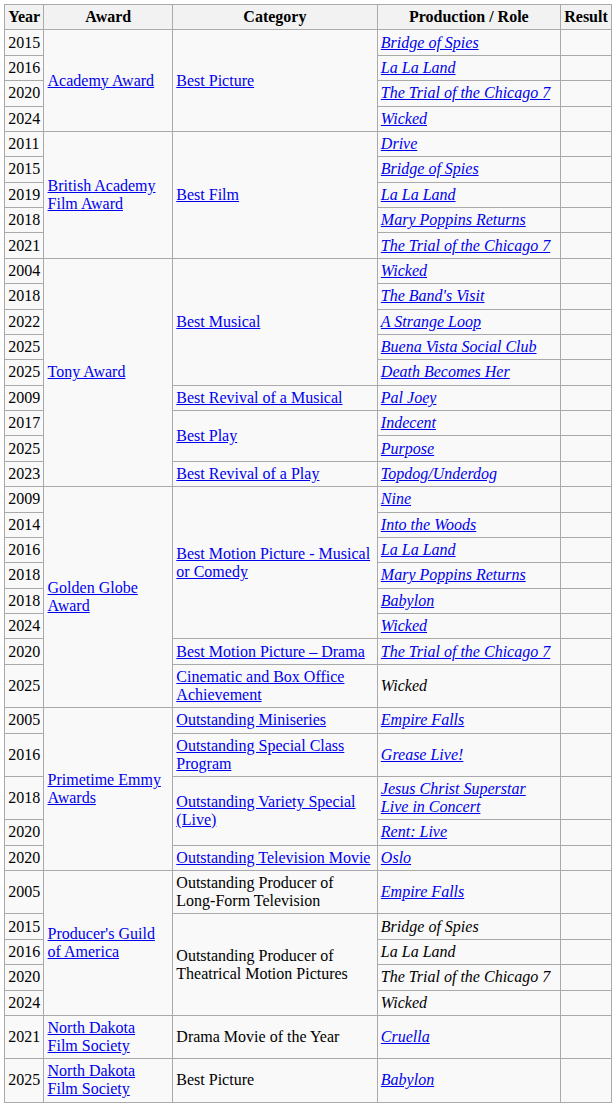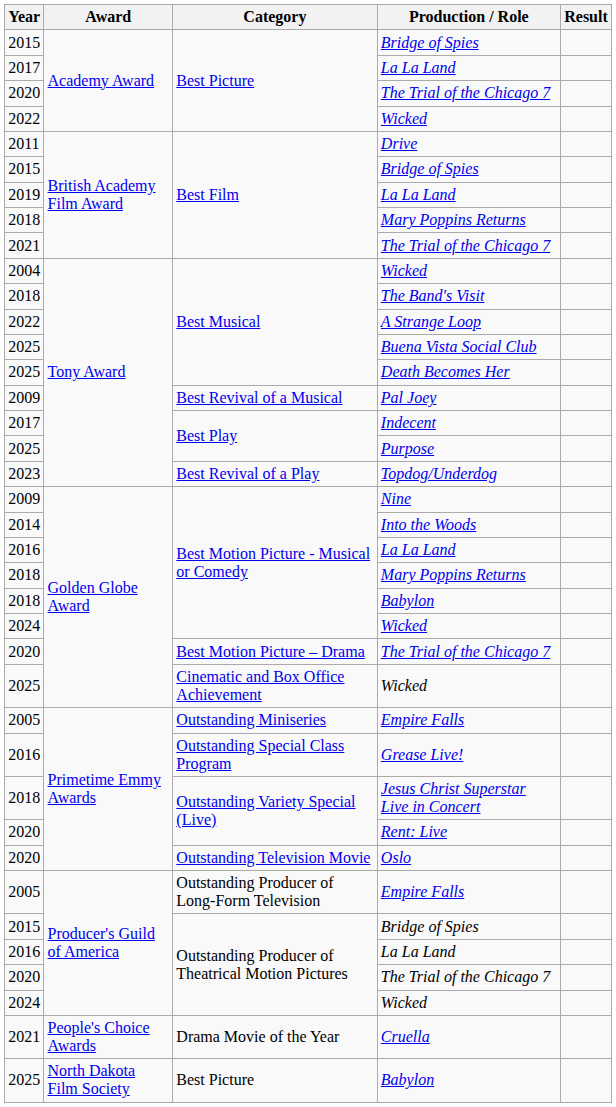(24, 67) 2016 -> (24, 67) 2017
(24, 118) 2024 -> (24, 118) 2022
(91, 1037) North Dakota Film Society -> (99, 1037) People's Choice Awards
